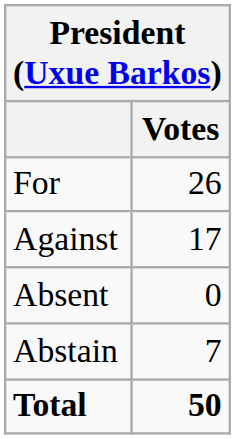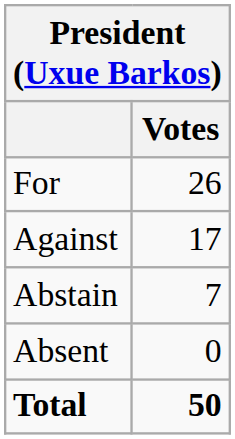rows swapped: (65, 350) <-> (61, 294)
